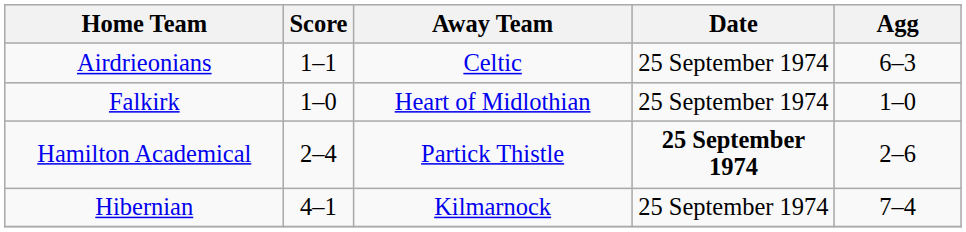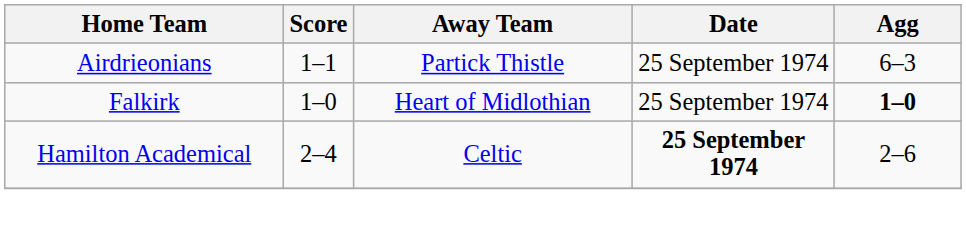(493, 62) Celtic -> (493, 62) Partick Thistle
(898, 101) normal -> (898, 101) bold
(493, 154) Partick Thistle -> (493, 154) Celtic
- row: (144, 206)
